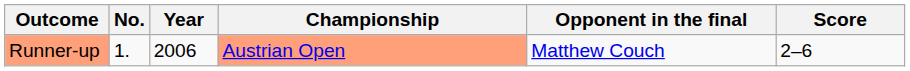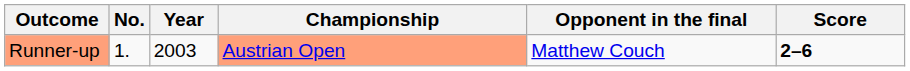(175, 50) 2006 -> (175, 50) 2003
(796, 50) normal -> (796, 50) bold
